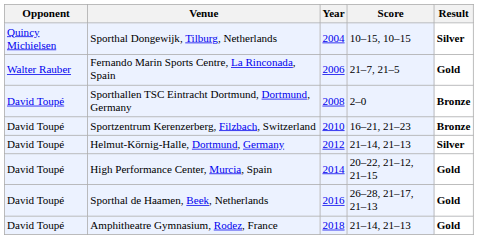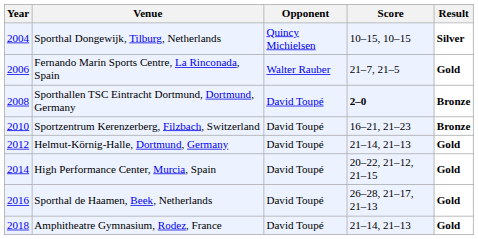columns swapped: (333, 14) <-> (46, 14)
(358, 101) normal -> (358, 101) bold
(451, 144) Silver -> (448, 144) Gold
